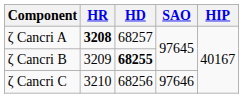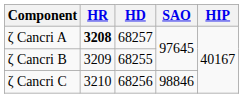(135, 59) bold -> (135, 59) normal
(177, 81) 97646 -> (177, 81) 98846
